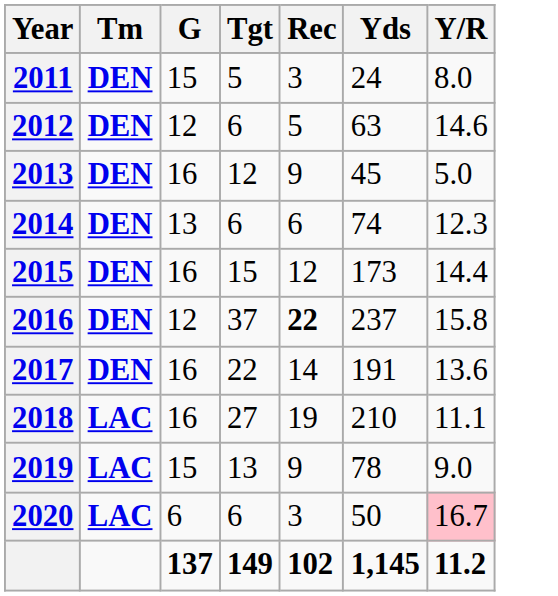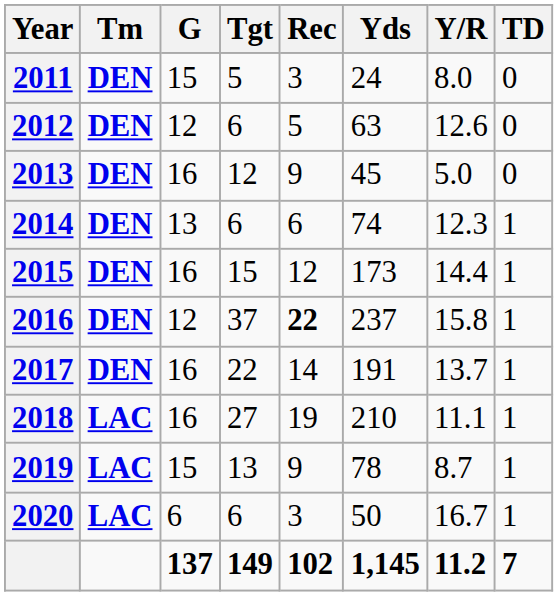+ column: (523, 28)
(461, 126) 14.6 -> (461, 126) 12.6
(461, 369) 13.6 -> (461, 369) 13.7
(453, 467) 9.0 -> (453, 467) 8.7
(461, 516) pink background -> (461, 516) no background
